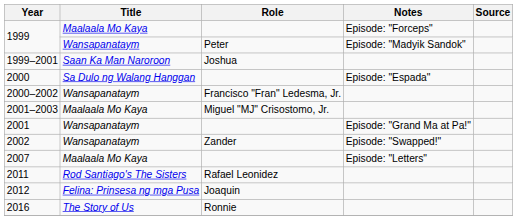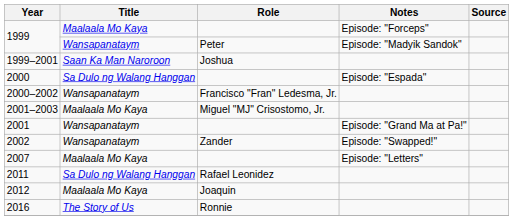(125, 175) Rod Santiago's The Sisters -> (129, 175) Sa Dulo ng Walang Hanggan
(131, 191) Felina: Prinsesa ng mga Pusa -> (105, 191) Maalaala Mo Kaya
